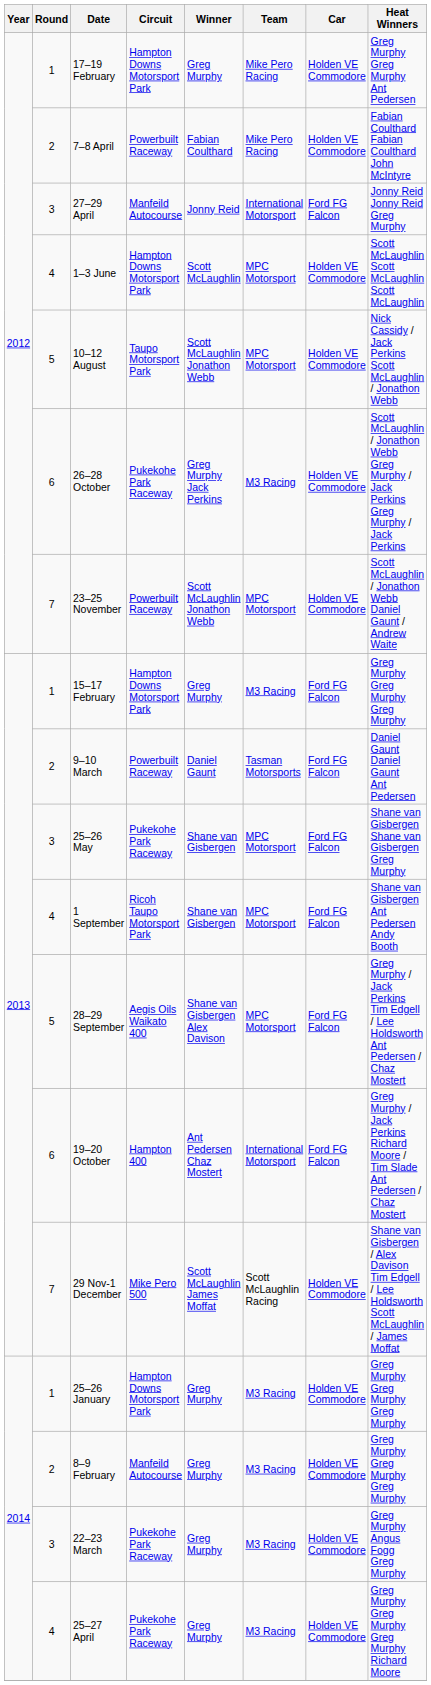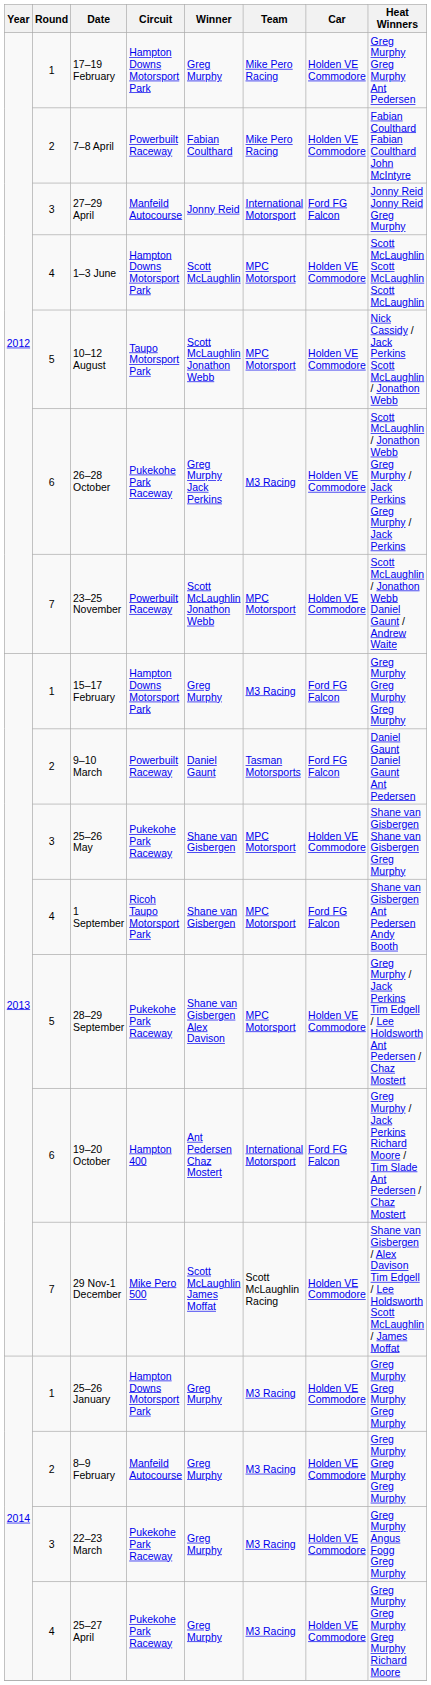(328, 842) Ford FG Falcon -> (337, 842) Holden VE Commodore
(153, 1021) Aegis Oils Waikato 400 -> (152, 1021) Pukekohe Park Raceway
(328, 1021) Ford FG Falcon -> (337, 1021) Holden VE Commodore
